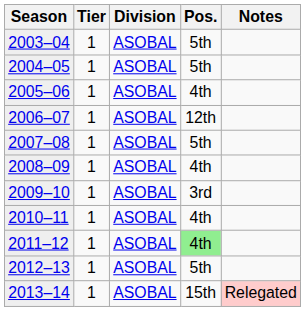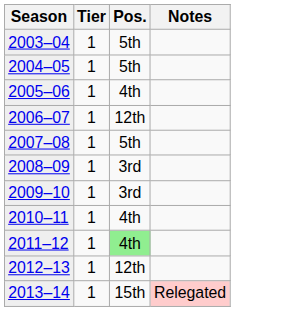- column: (145, 17)
(201, 167) 4th -> (130, 167) 3rd
(201, 268) 5th -> (130, 268) 12th
